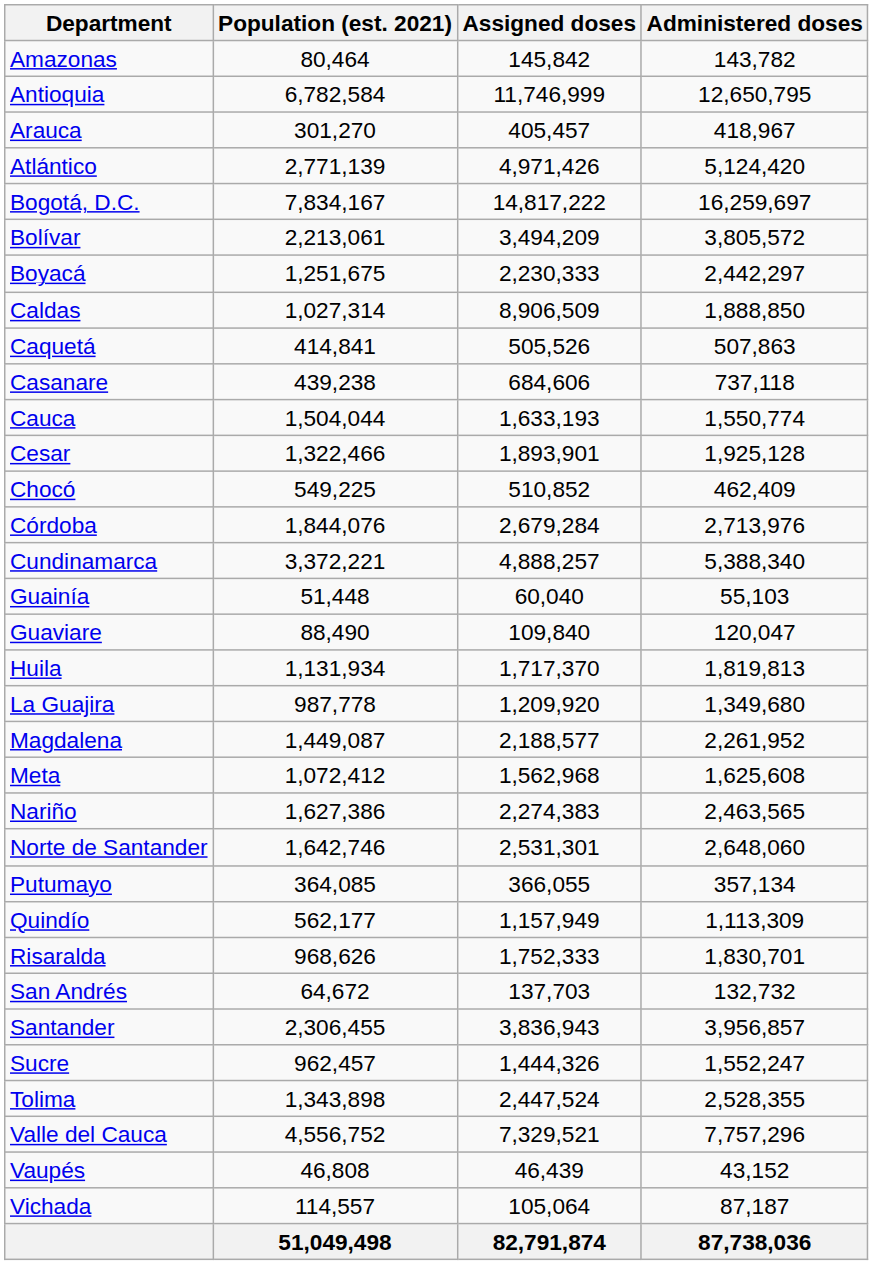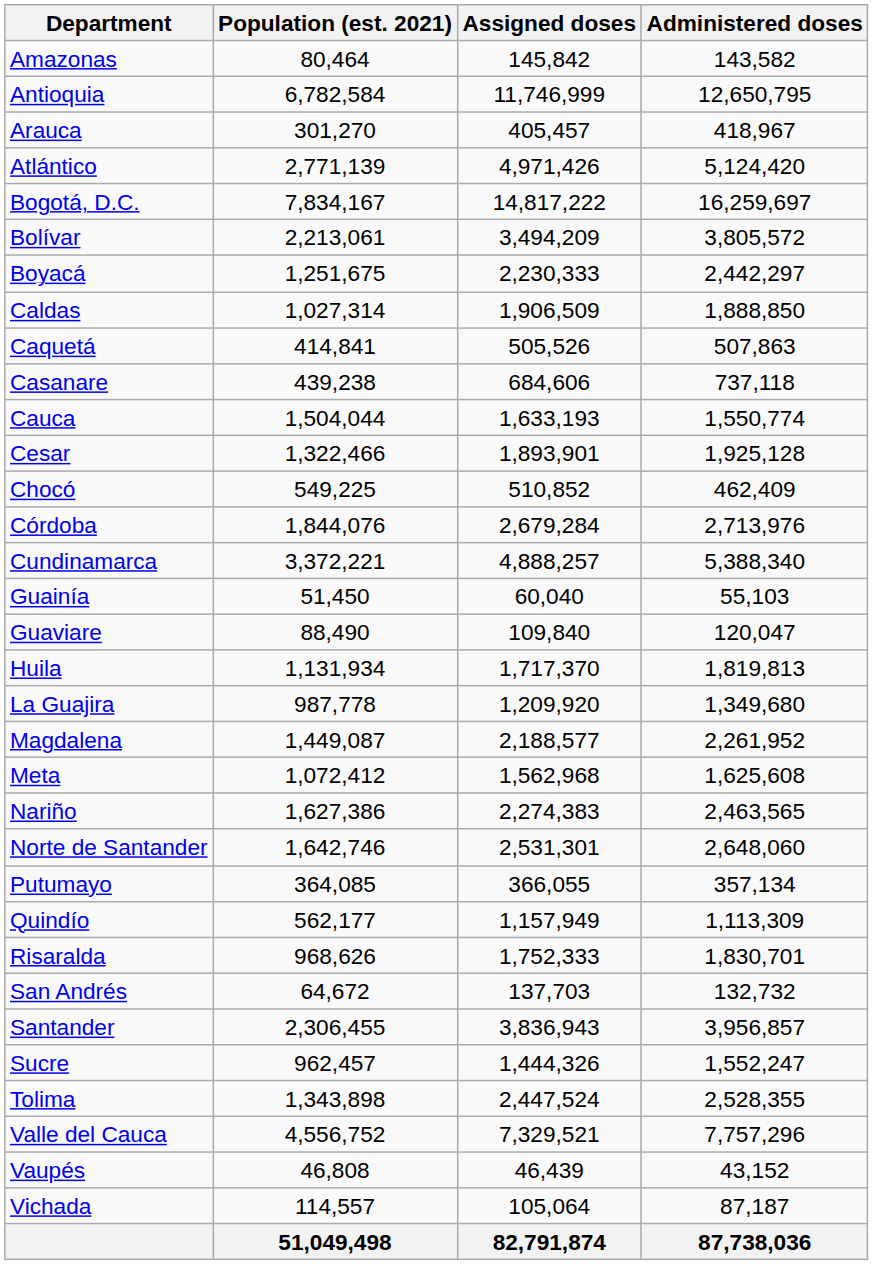(755, 59) 143,782 -> (755, 59) 143,582
(549, 310) 8,906,509 -> (549, 310) 1,906,509
(335, 597) 51,448 -> (335, 597) 51,450
